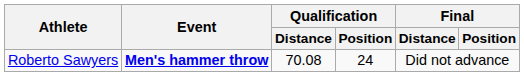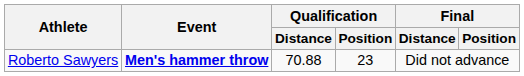(303, 60) 70.08 -> (303, 60) 70.88
(365, 60) 24 -> (365, 60) 23
